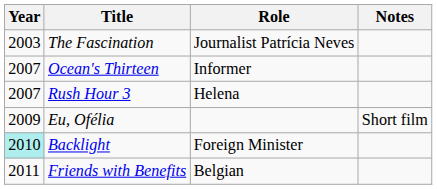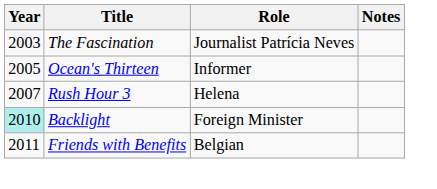(24, 68) 2007 -> (24, 68) 2005
- row: (81, 119)
